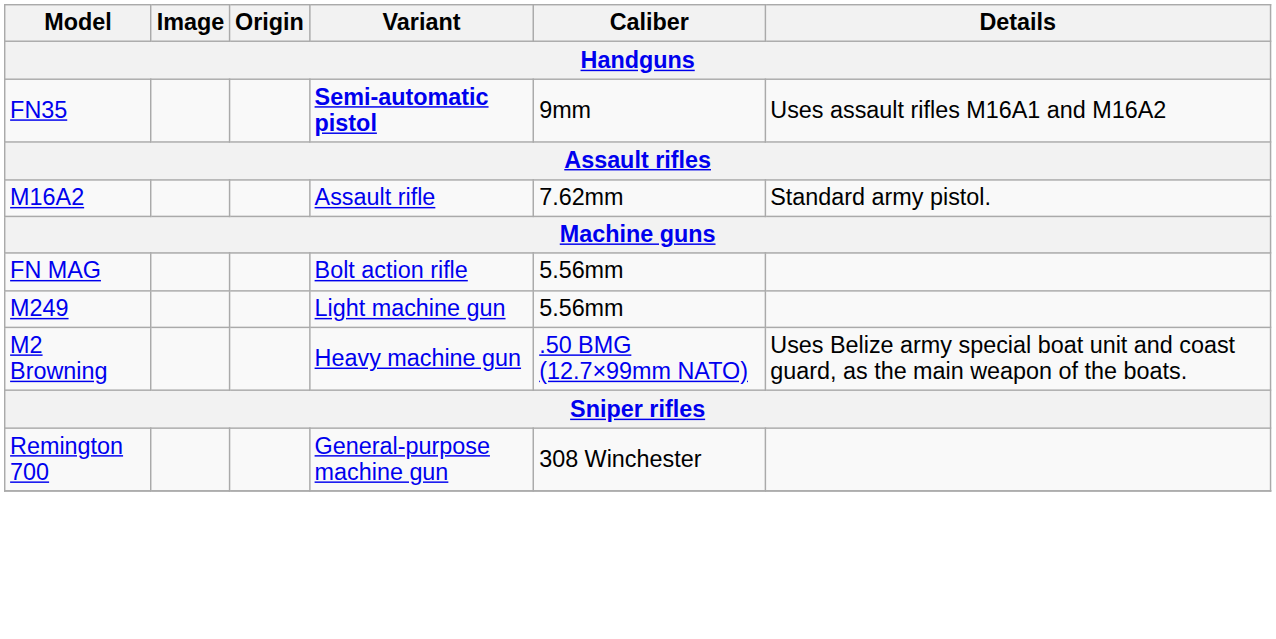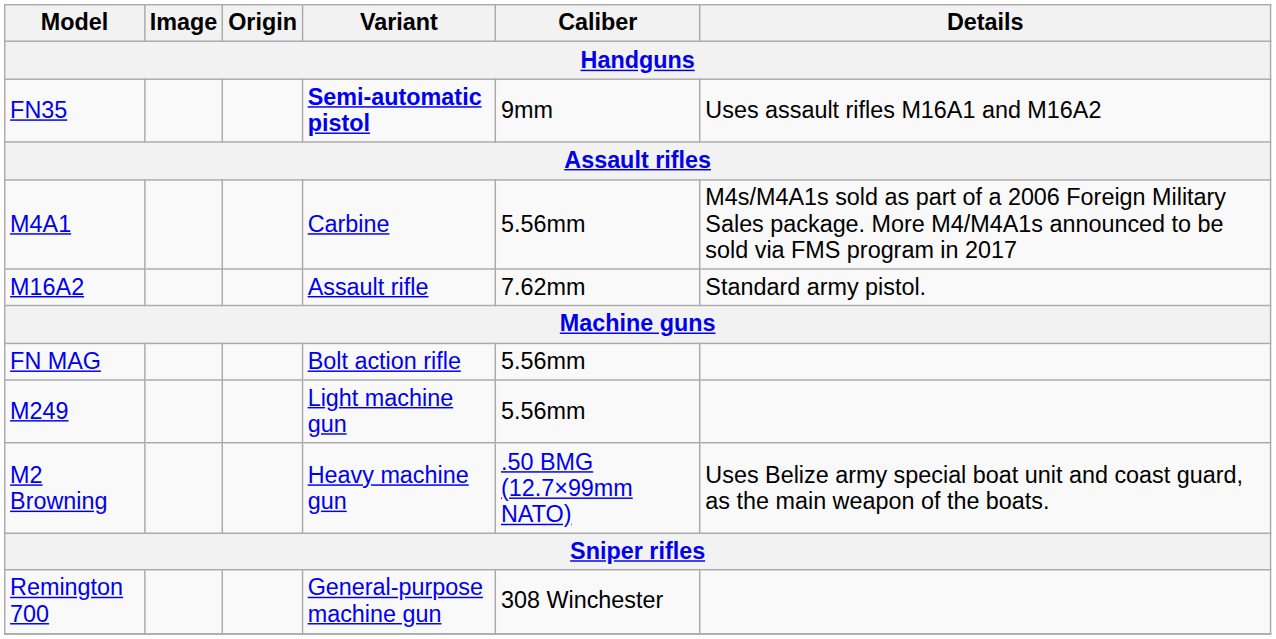+ row: (41, 223)
